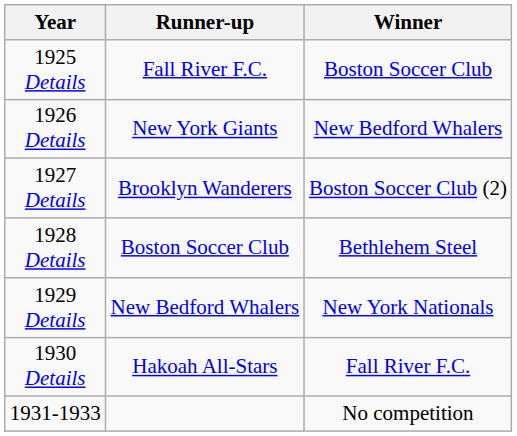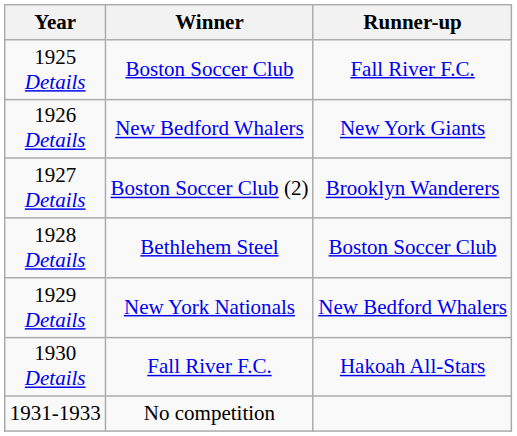columns swapped: (408, 22) <-> (205, 22)
